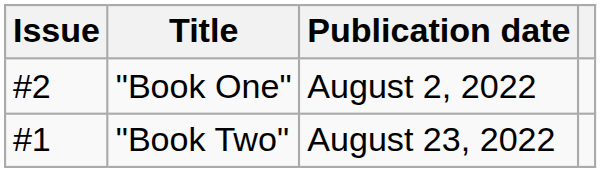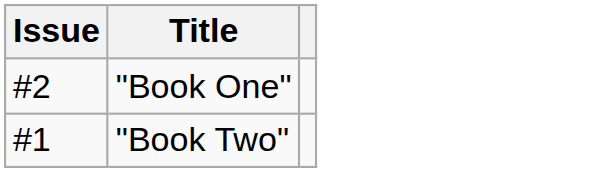- column: (439, 31)
